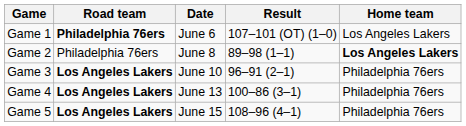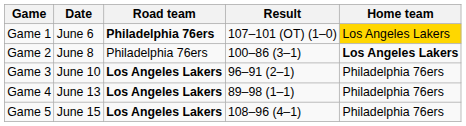columns swapped: (200, 14) <-> (115, 14)
(396, 33) no background -> (396, 33) gold background
(261, 53) 89–98 (1–1) -> (265, 53) 100–86 (3–1)
(265, 92) 100–86 (3–1) -> (261, 92) 89–98 (1–1)
